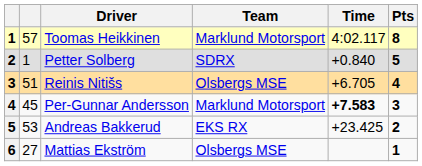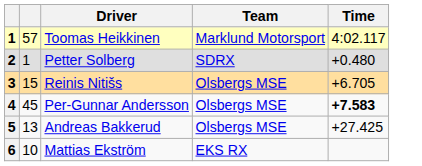- column: (403, 16)
(353, 61) +0.840 -> (353, 61) +0.480
(30, 83) 51 -> (30, 83) 15
(260, 105) Marklund Motorsport -> (241, 105) Olsbergs MSE
(30, 128) 53 -> (30, 128) 13
(221, 128) EKS RX -> (241, 128) Olsbergs MSE
(357, 128) +23.425 -> (357, 128) +27.425
(30, 150) 27 -> (30, 150) 10
(241, 150) Olsbergs MSE -> (221, 150) EKS RX
